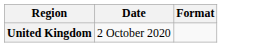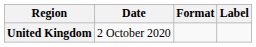+ column: (234, 13)
